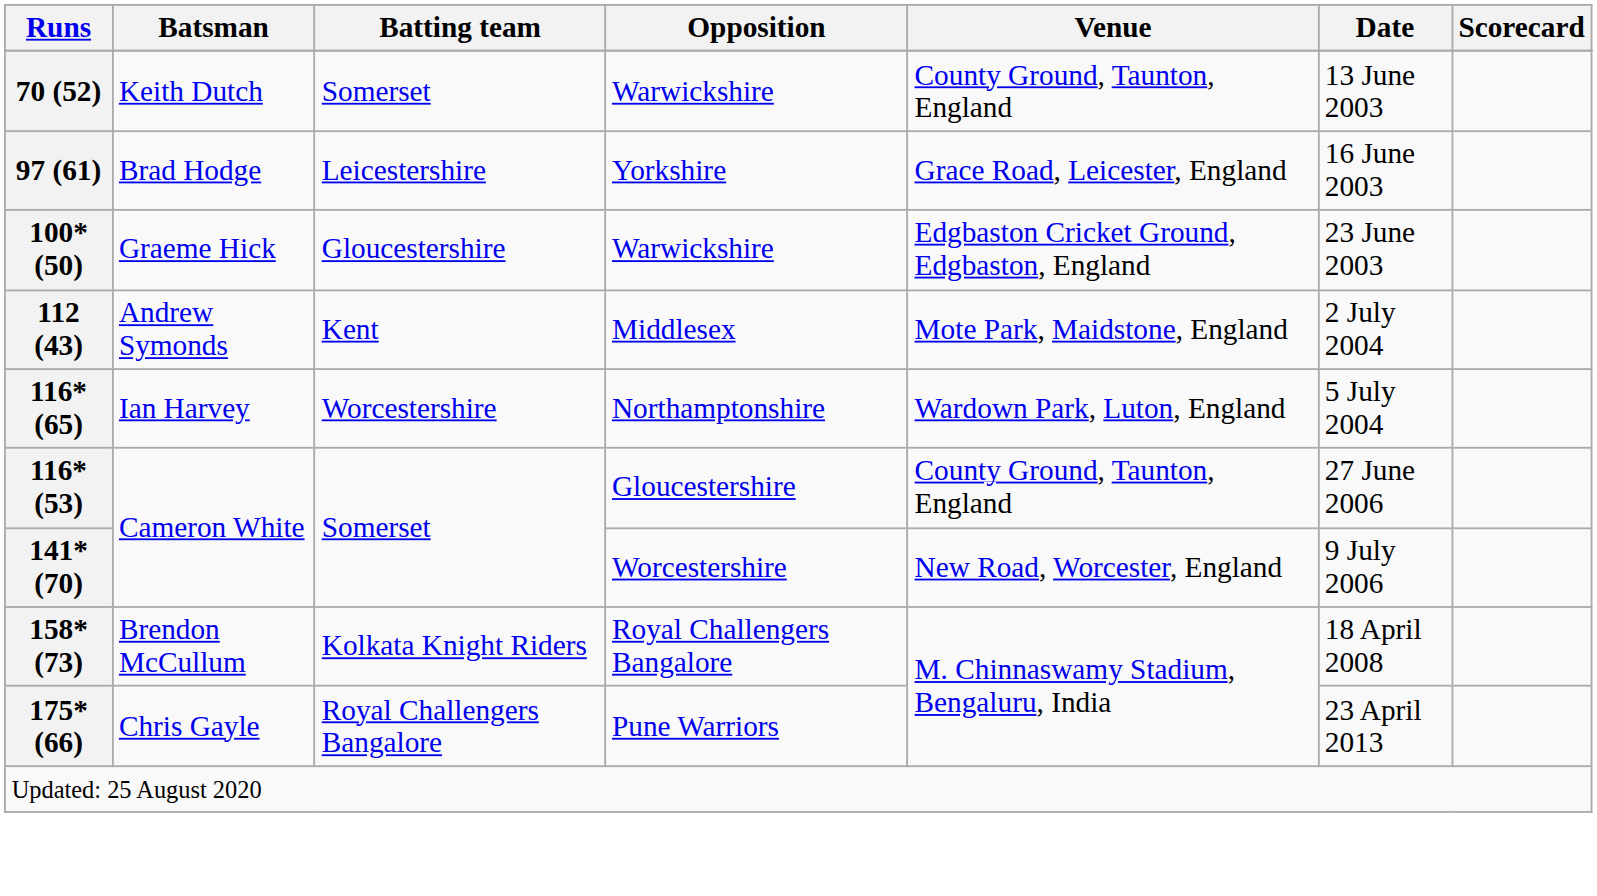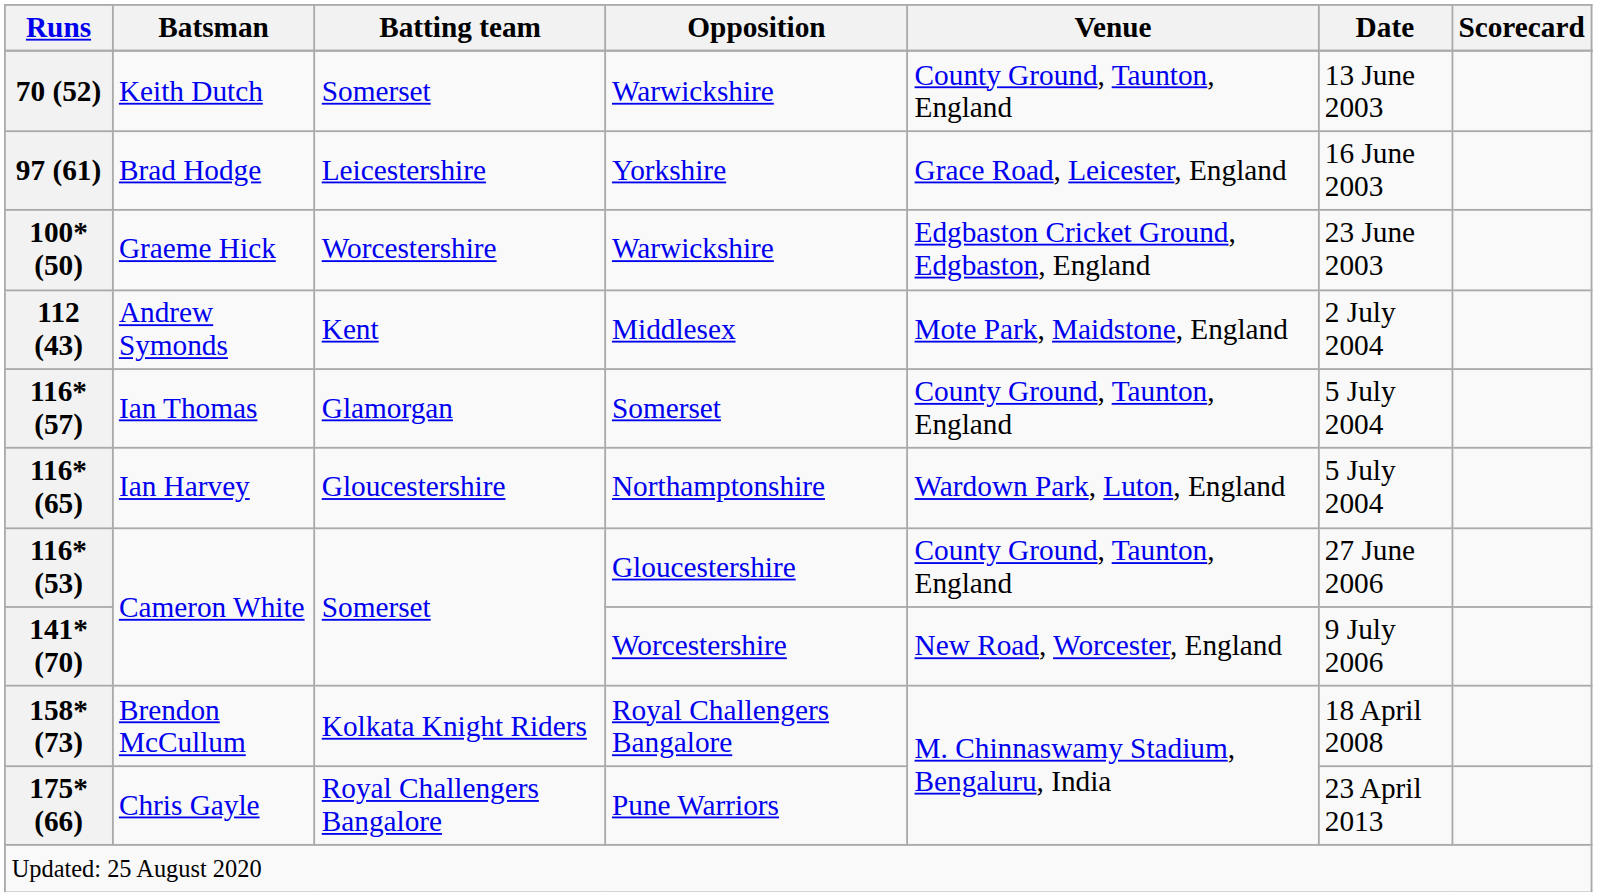(414, 249) Gloucestershire -> (409, 249) Worcestershire
+ row: (59, 408)
(409, 408) Worcestershire -> (414, 487) Gloucestershire
